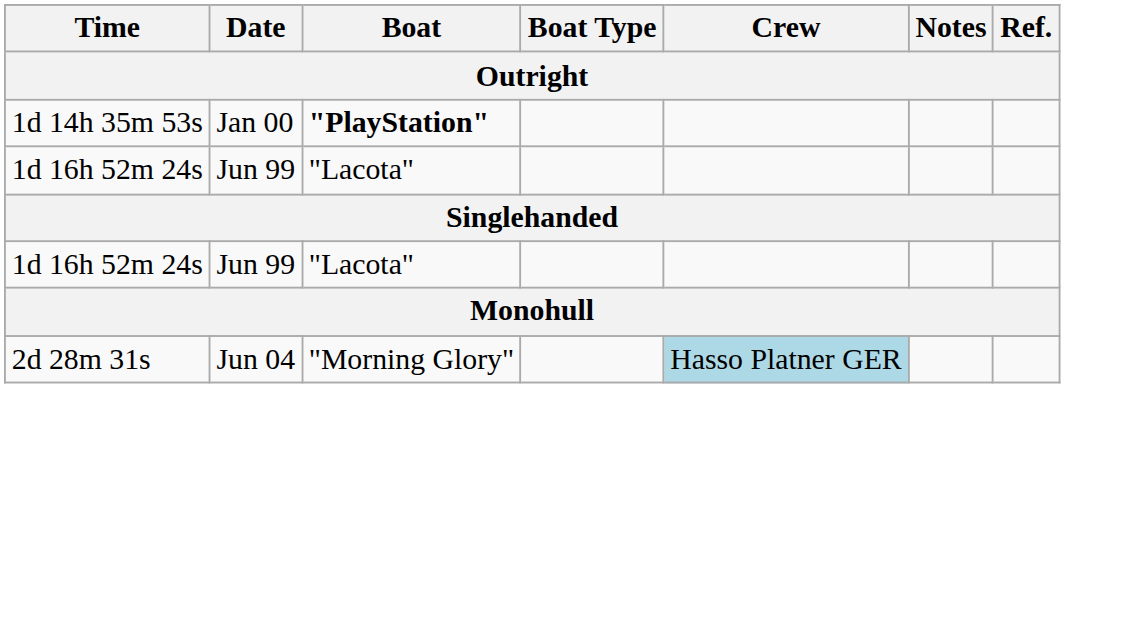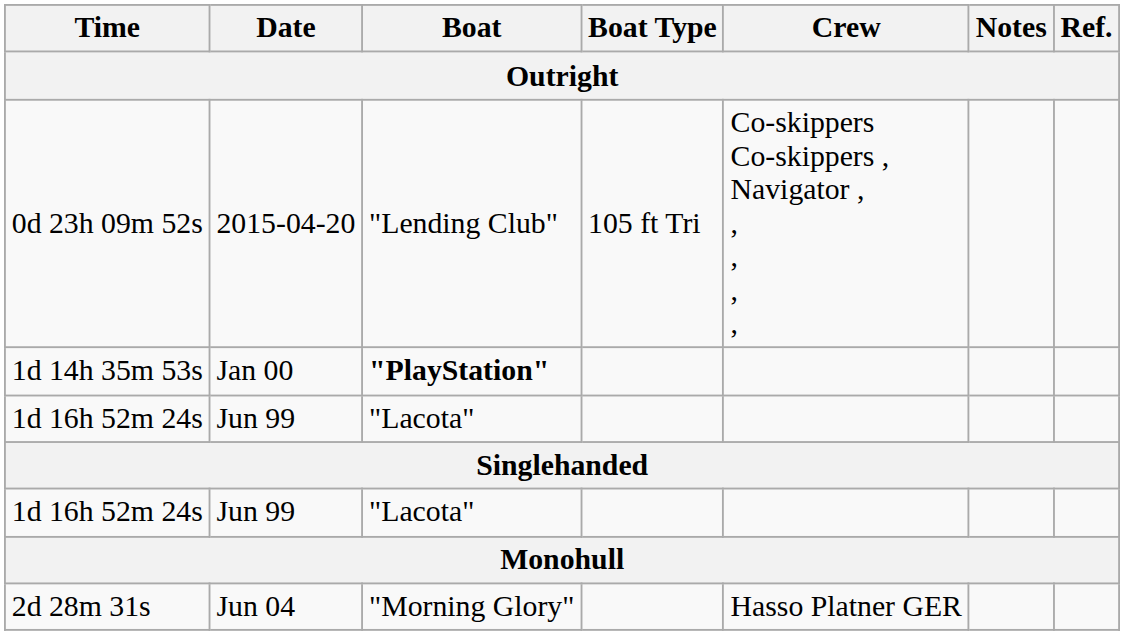+ row: (107, 222)
(786, 358) lightblue background -> (846, 606) no background
